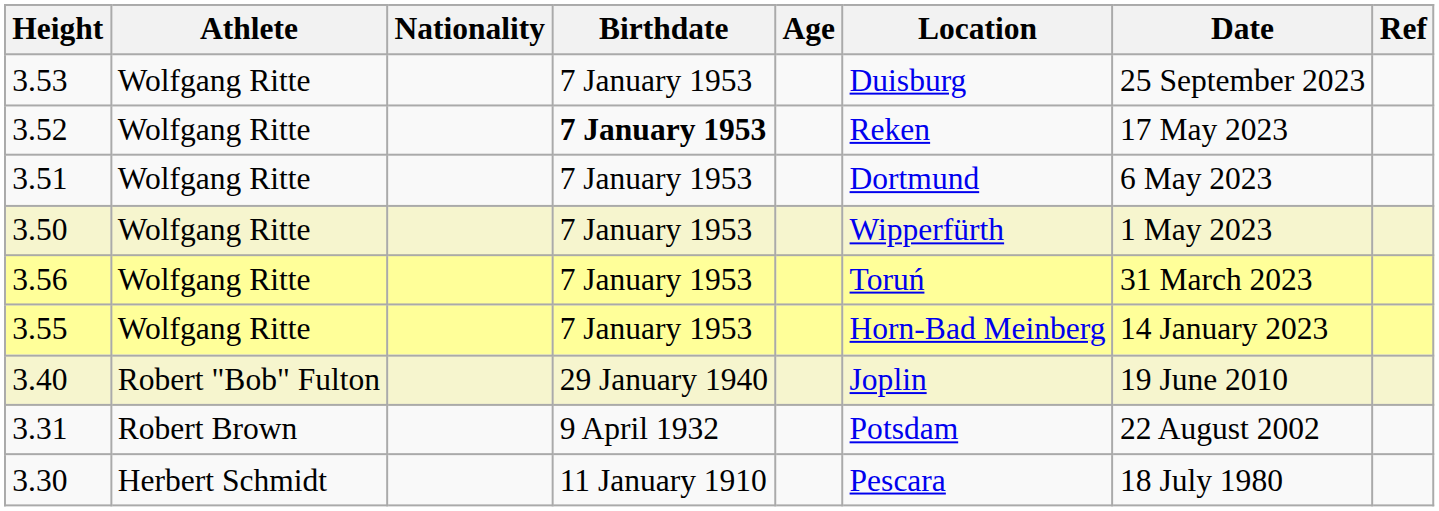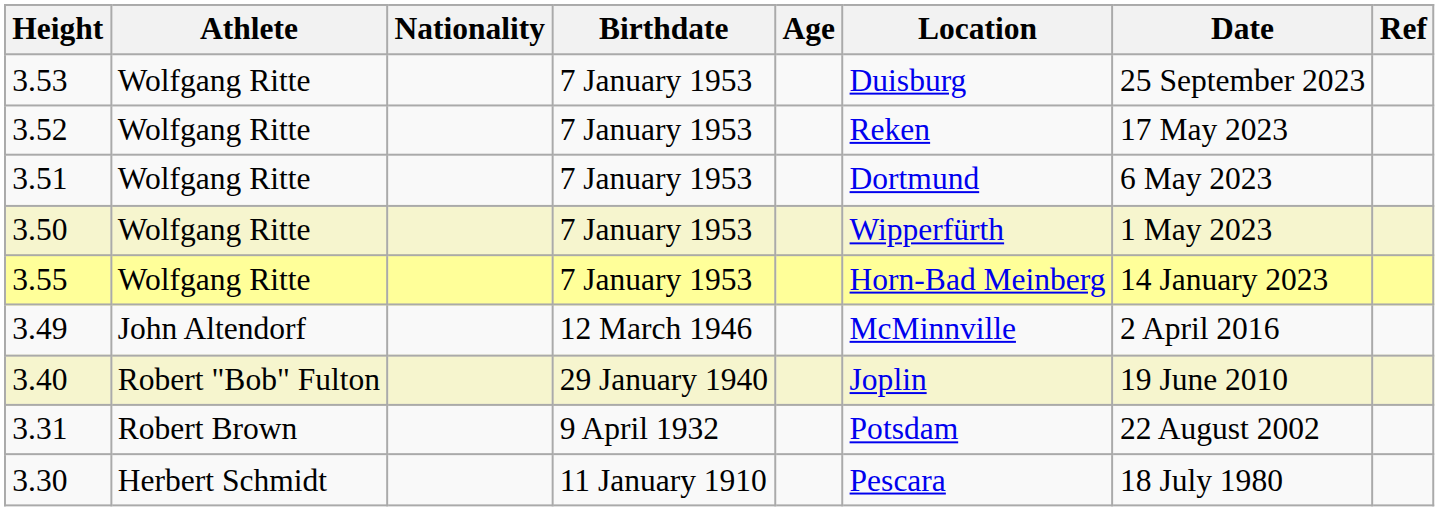(663, 129) bold -> (656, 129) normal
- row: (40, 279)
+ row: (40, 329)
